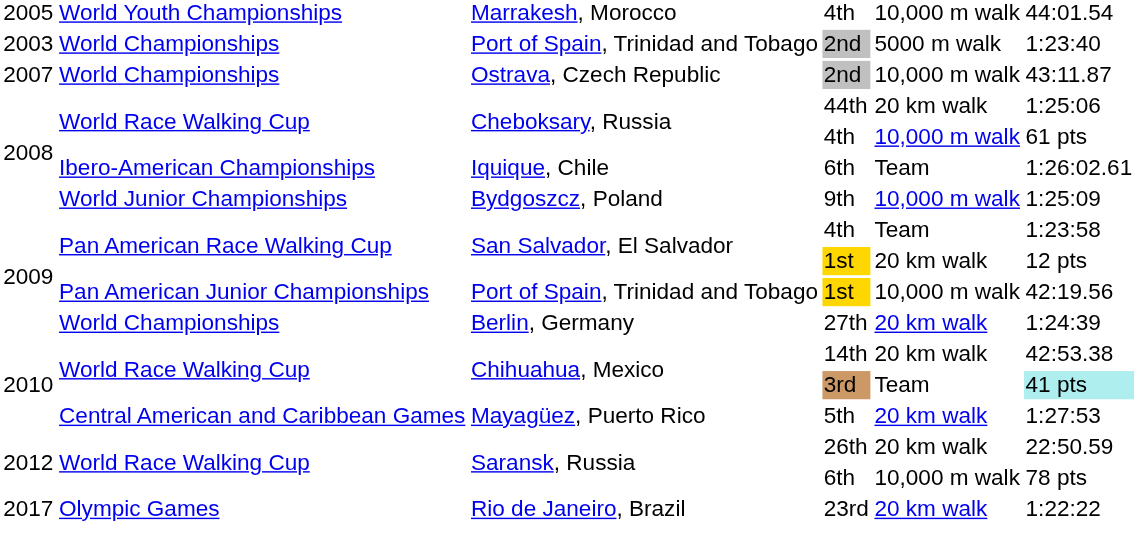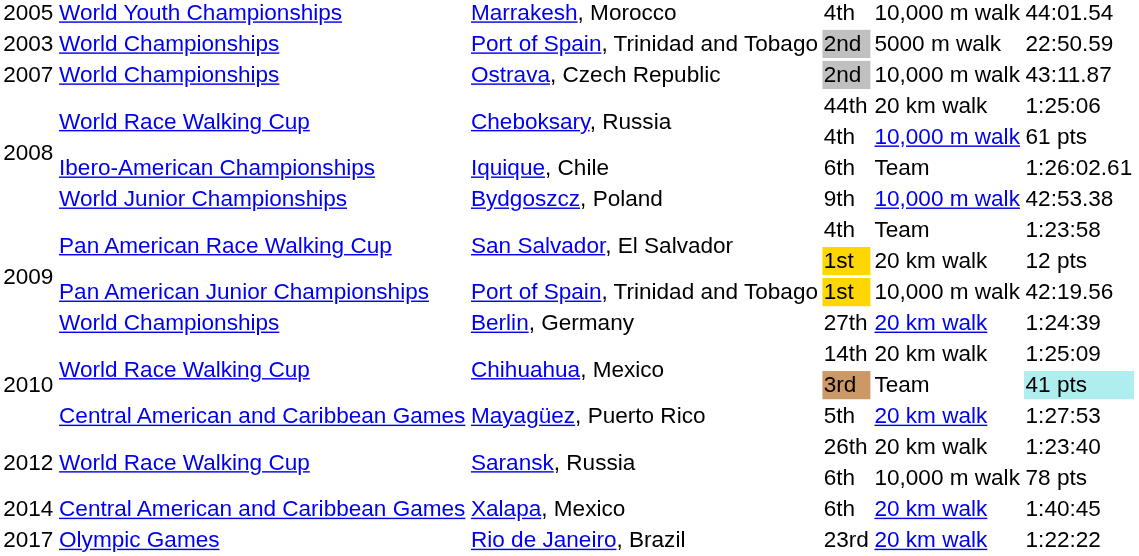(1063, 43) 1:23:40 -> (1069, 43) 22:50.59
(1063, 198) 1:25:09 -> (1069, 198) 42:53.38
(1069, 353) 42:53.38 -> (1063, 353) 1:25:09
(1069, 446) 22:50.59 -> (1063, 446) 1:23:40
+ row: (548, 509)
